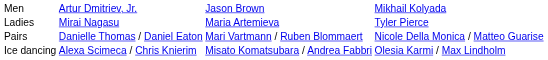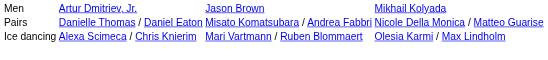- row: (19, 22)
(284, 37) Mari Vartmann / Ruben Blommaert -> (289, 22) Misato Komatsubara / Andrea Fabbri
(289, 51) Misato Komatsubara / Andrea Fabbri -> (284, 37) Mari Vartmann / Ruben Blommaert
